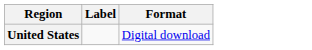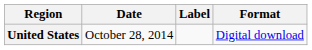+ column: (129, 14)
